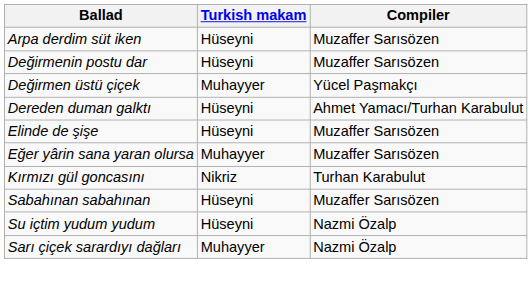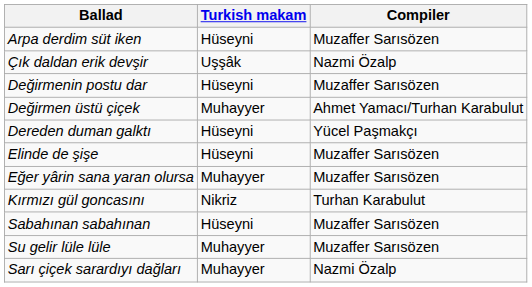+ row: (78, 62)
(365, 85) Yücel Paşmakçı -> (418, 108) Ahmet Yamacı/Turhan Karabulut
(418, 108) Ahmet Yamacı/Turhan Karabulut -> (365, 131) Yücel Paşmakçı
- row: (81, 223)
+ row: (59, 246)
